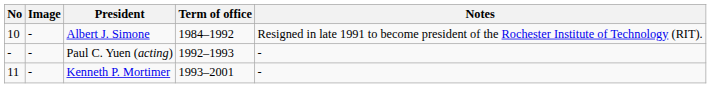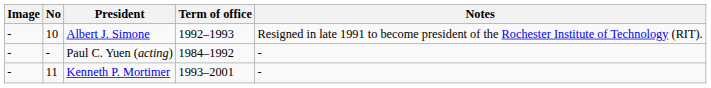columns swapped: (15, 14) <-> (44, 14)
(206, 33) 1984–1992 -> (206, 33) 1992–1993
(206, 53) 1992–1993 -> (206, 53) 1984–1992
